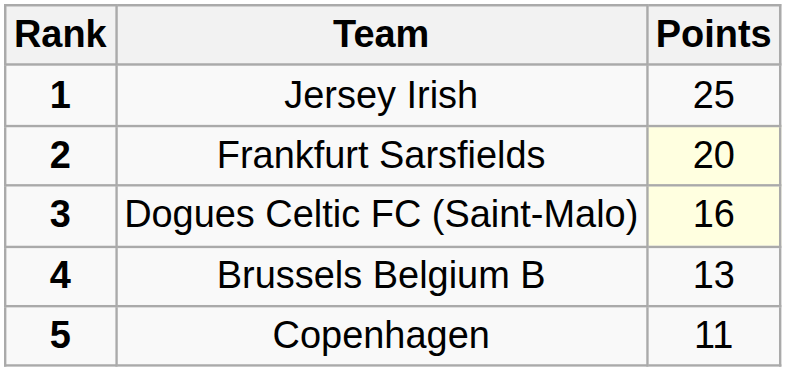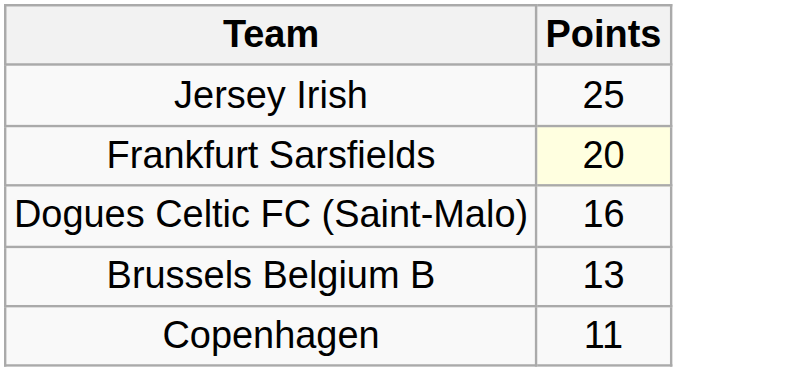- column: (60, 34)
(714, 214) lightyellow background -> (604, 214) no background
